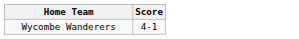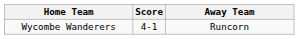+ column: (229, 12)
